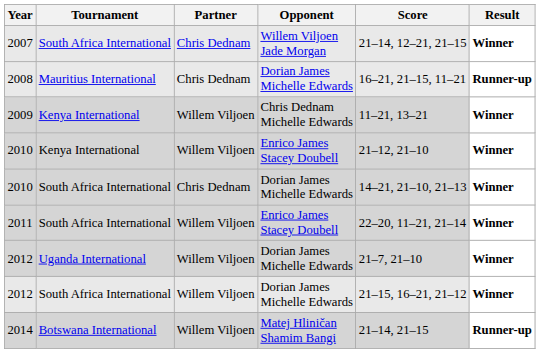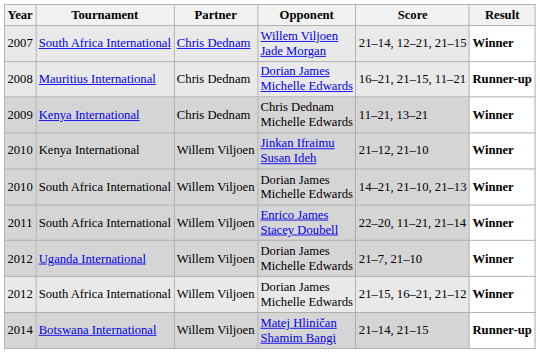(216, 115) Willem Viljoen -> (214, 115) Chris Dednam
(299, 151) Enrico James Stacey Doubell -> (298, 151) Jinkan Ifraimu Susan Ideh
(214, 187) Chris Dednam -> (216, 187) Willem Viljoen
